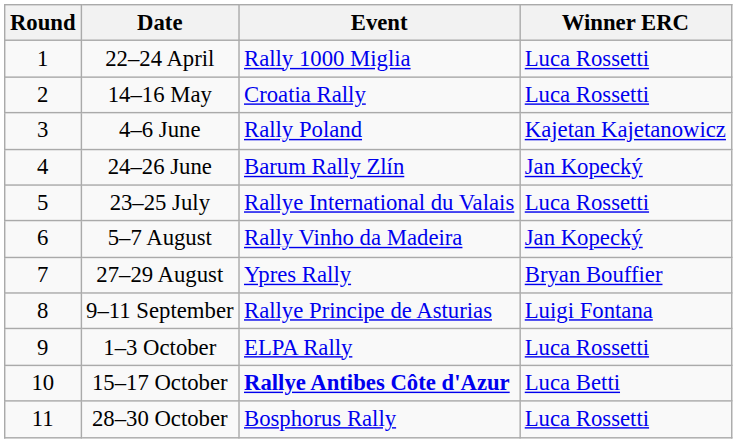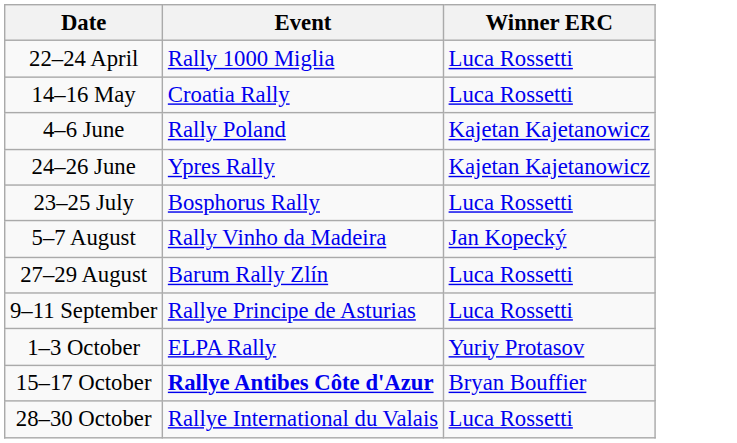- column: (43, 22)
(324, 166) Barum Rally Zlín -> (221, 166) Ypres Rally
(584, 166) Jan Kopecký -> (549, 166) Kajetan Kajetanowicz
(379, 202) Rallye International du Valais -> (244, 202) Bosphorus Rally
(298, 274) Ypres Rally -> (248, 274) Barum Rally Zlín
(594, 274) Bryan Bouffier -> (511, 274) Luca Rossetti
(589, 310) Luigi Fontana -> (511, 310) Luca Rossetti
(587, 346) Luca Rossetti -> (516, 346) Yuriy Protasov
(572, 382) Luca Betti -> (517, 382) Bryan Bouffier
(320, 418) Bosphorus Rally -> (303, 418) Rallye International du Valais
